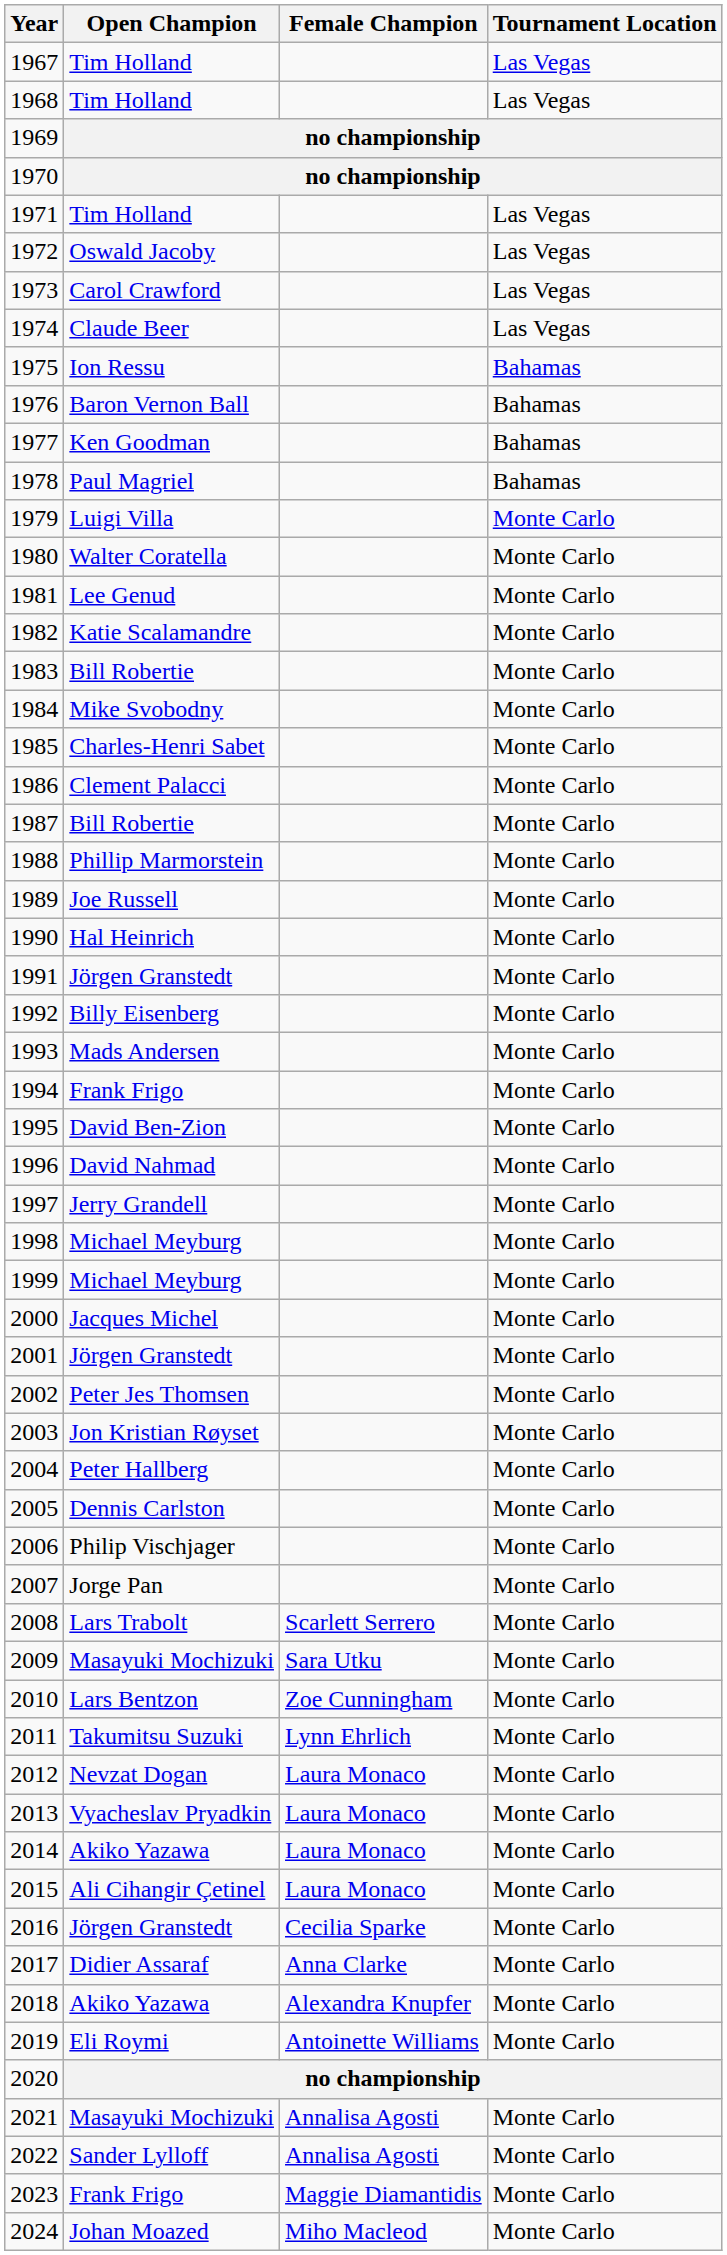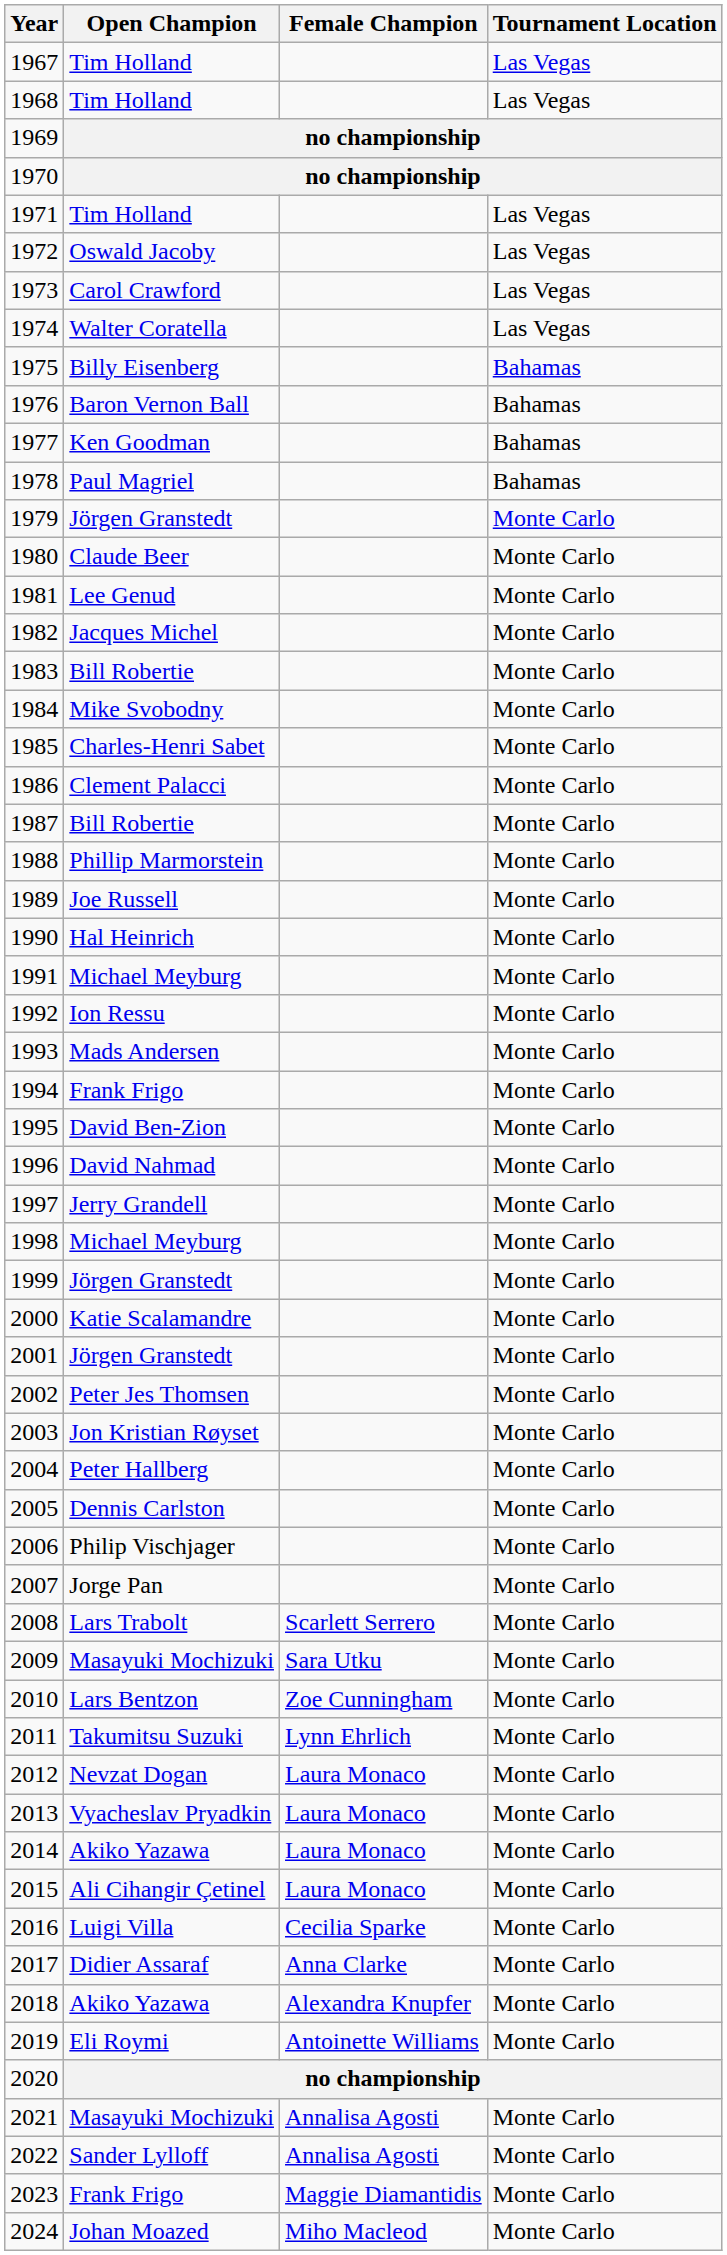(129, 328) Claude Beer -> (148, 328) Walter Coratella
(117, 366) Ion Ressu -> (144, 366) Billy Eisenberg
(121, 518) Luigi Villa -> (151, 518) Jörgen Granstedt
(148, 556) Walter Coratella -> (129, 556) Claude Beer
(160, 632) Katie Scalamandre -> (144, 632) Jacques Michel
(151, 975) Jörgen Granstedt -> (155, 975) Michael Meyburg
(144, 1013) Billy Eisenberg -> (117, 1013) Ion Ressu
(155, 1279) Michael Meyburg -> (151, 1279) Jörgen Granstedt
(144, 1317) Jacques Michel -> (160, 1317) Katie Scalamandre
(151, 1926) Jörgen Granstedt -> (121, 1926) Luigi Villa
